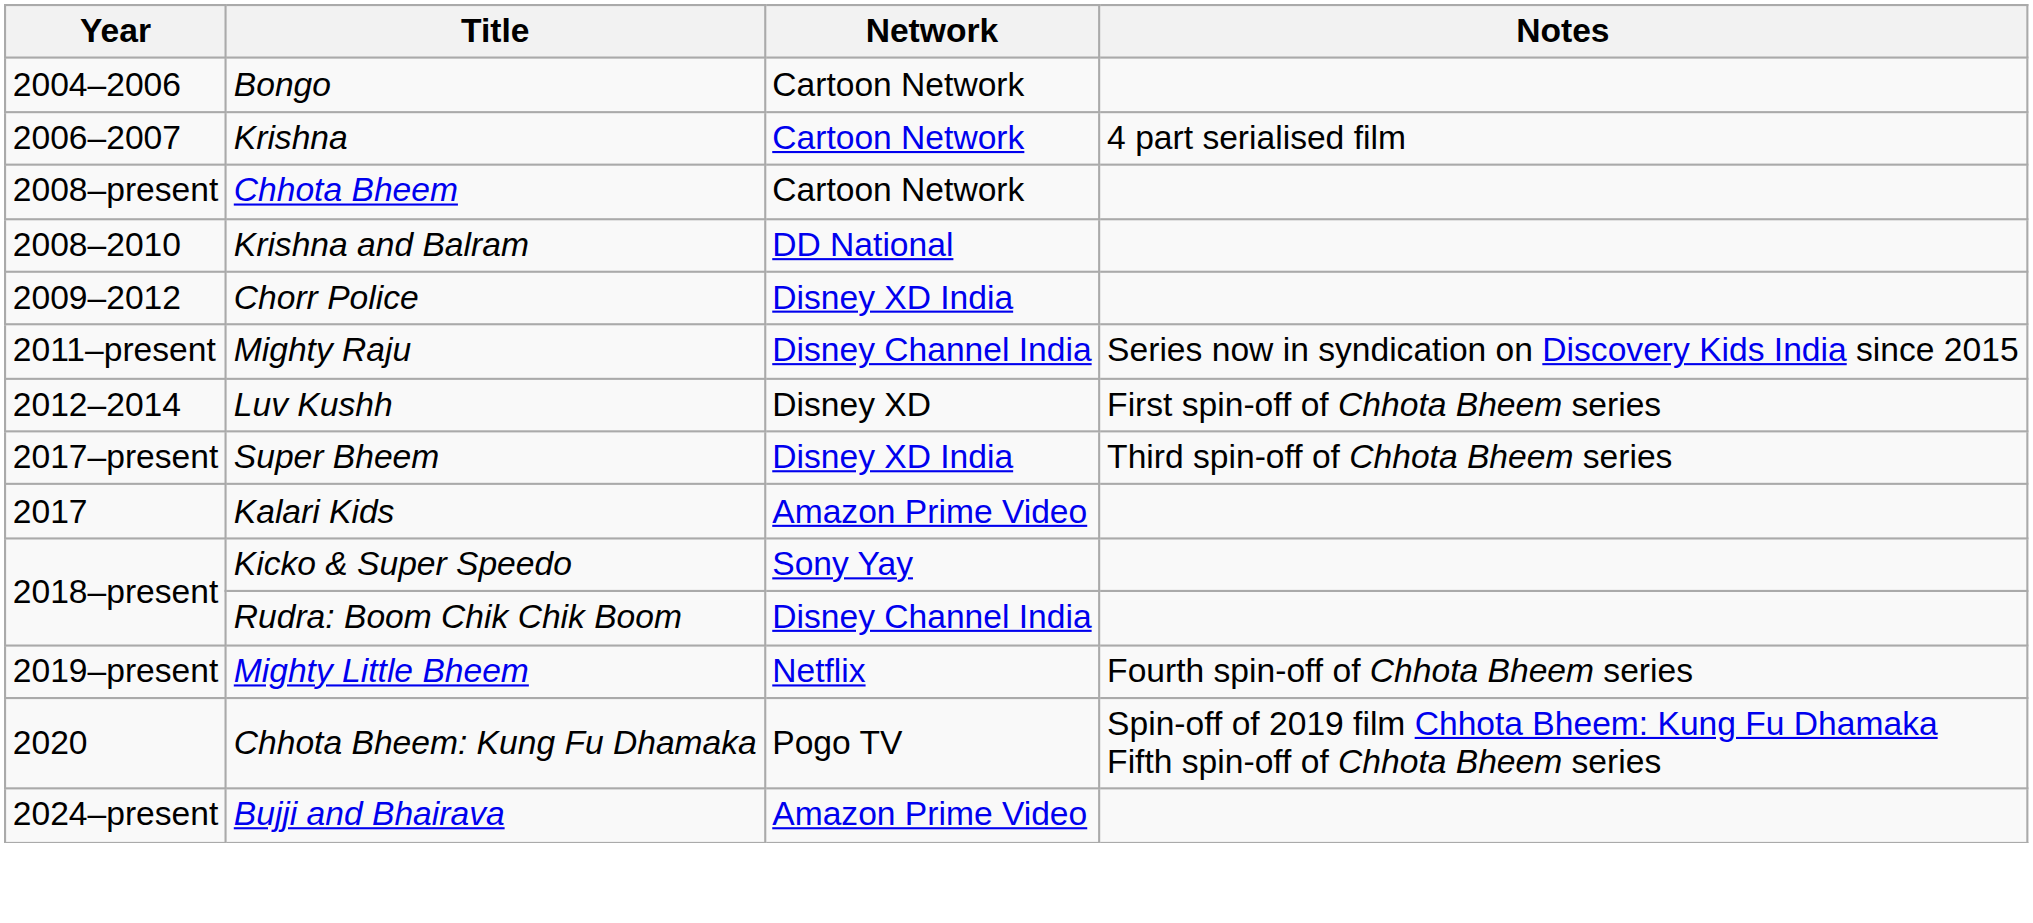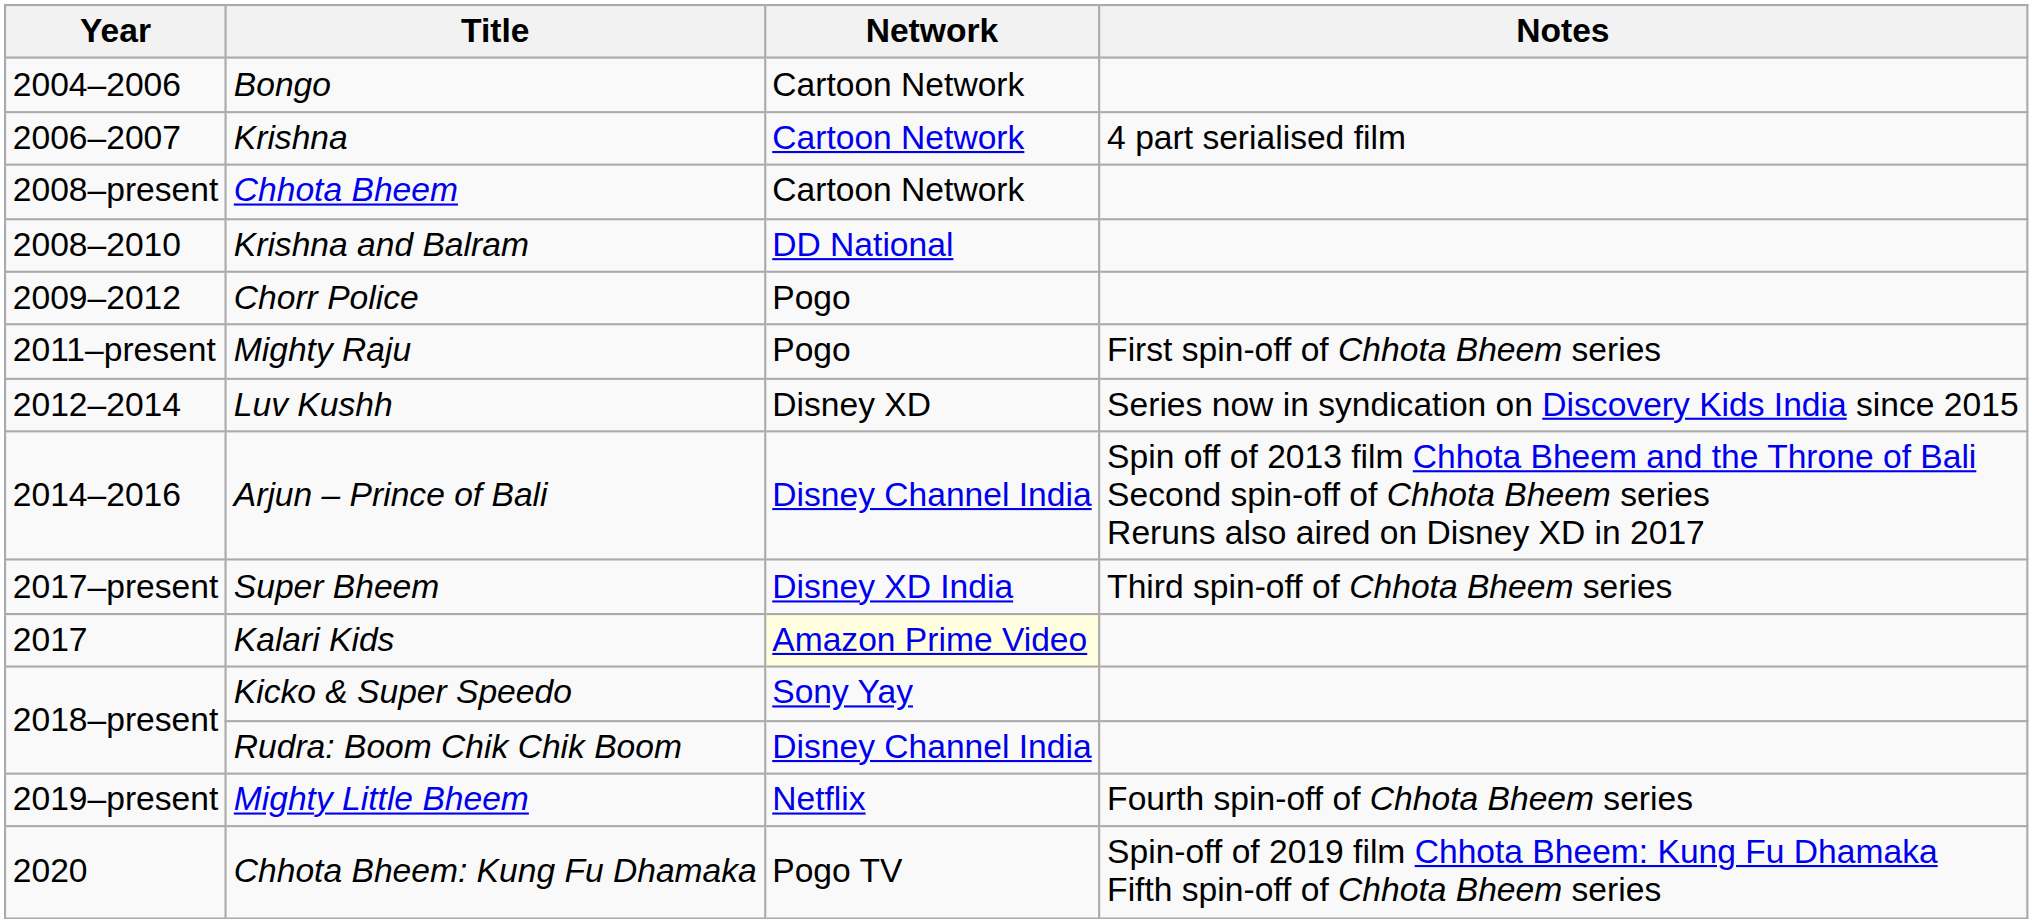(893, 297) Disney XD India -> (811, 297) Pogo
(932, 350) Disney Channel India -> (811, 350) Pogo
(1563, 350) Series now in syndication on Discovery Kids India since 2015 -> (1384, 350) First spin-off of Chhota Bheem series
(1384, 404) First spin-off of Chhota Bheem series -> (1563, 404) Series now in syndication on Discovery Kids India since 2015
+ row: (391, 495)
(930, 510) no background -> (930, 639) lightyellow background
- row: (369, 814)
